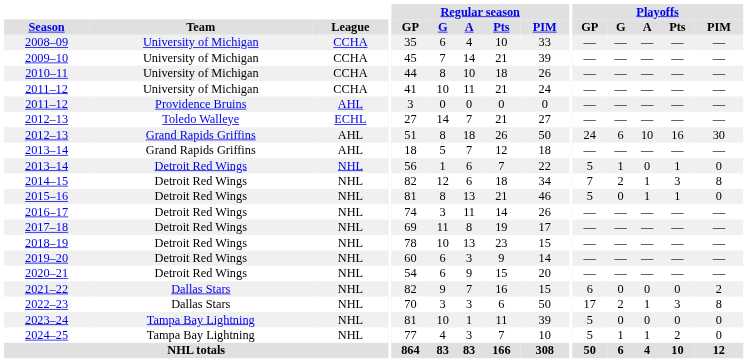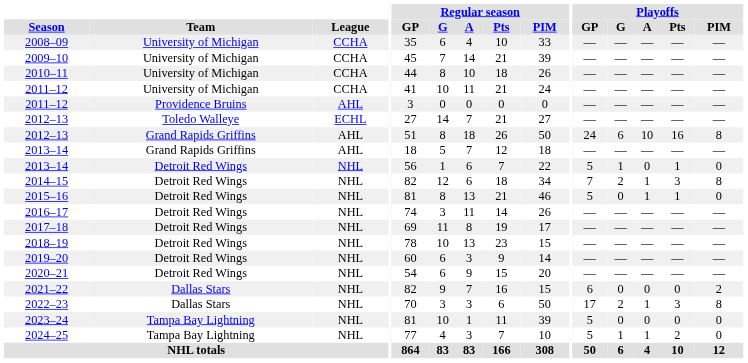(719, 135) 30 -> (719, 135) 8
